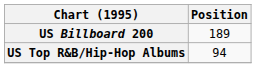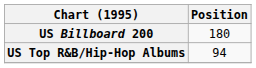(219, 33) 189 -> (219, 33) 180
